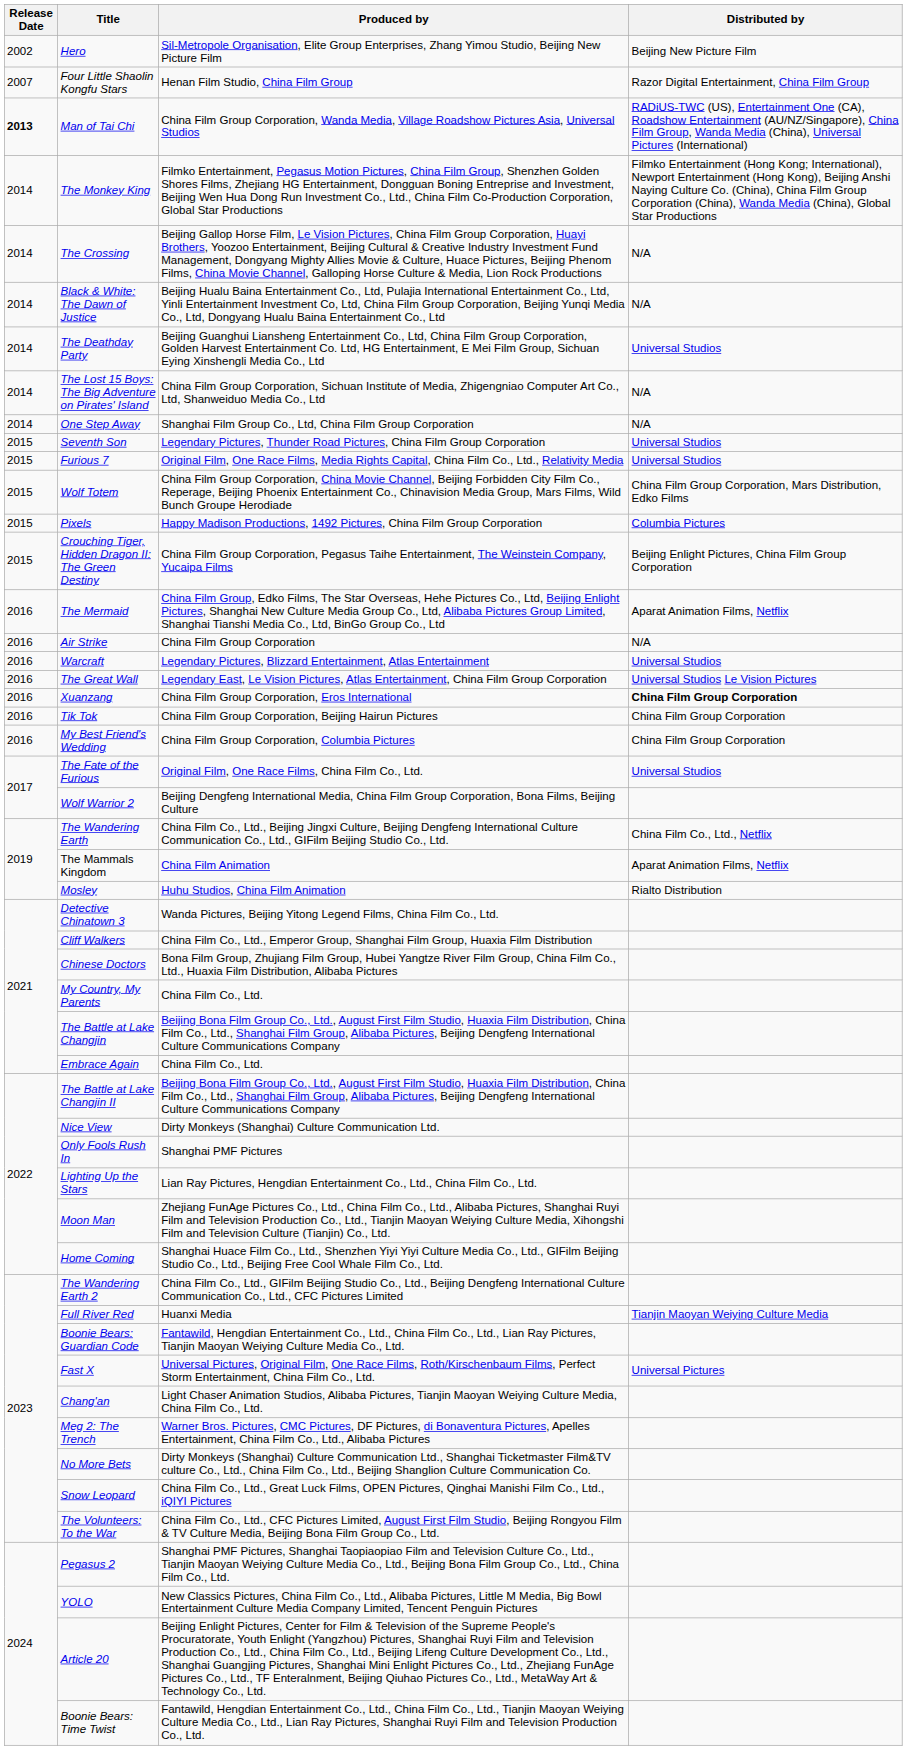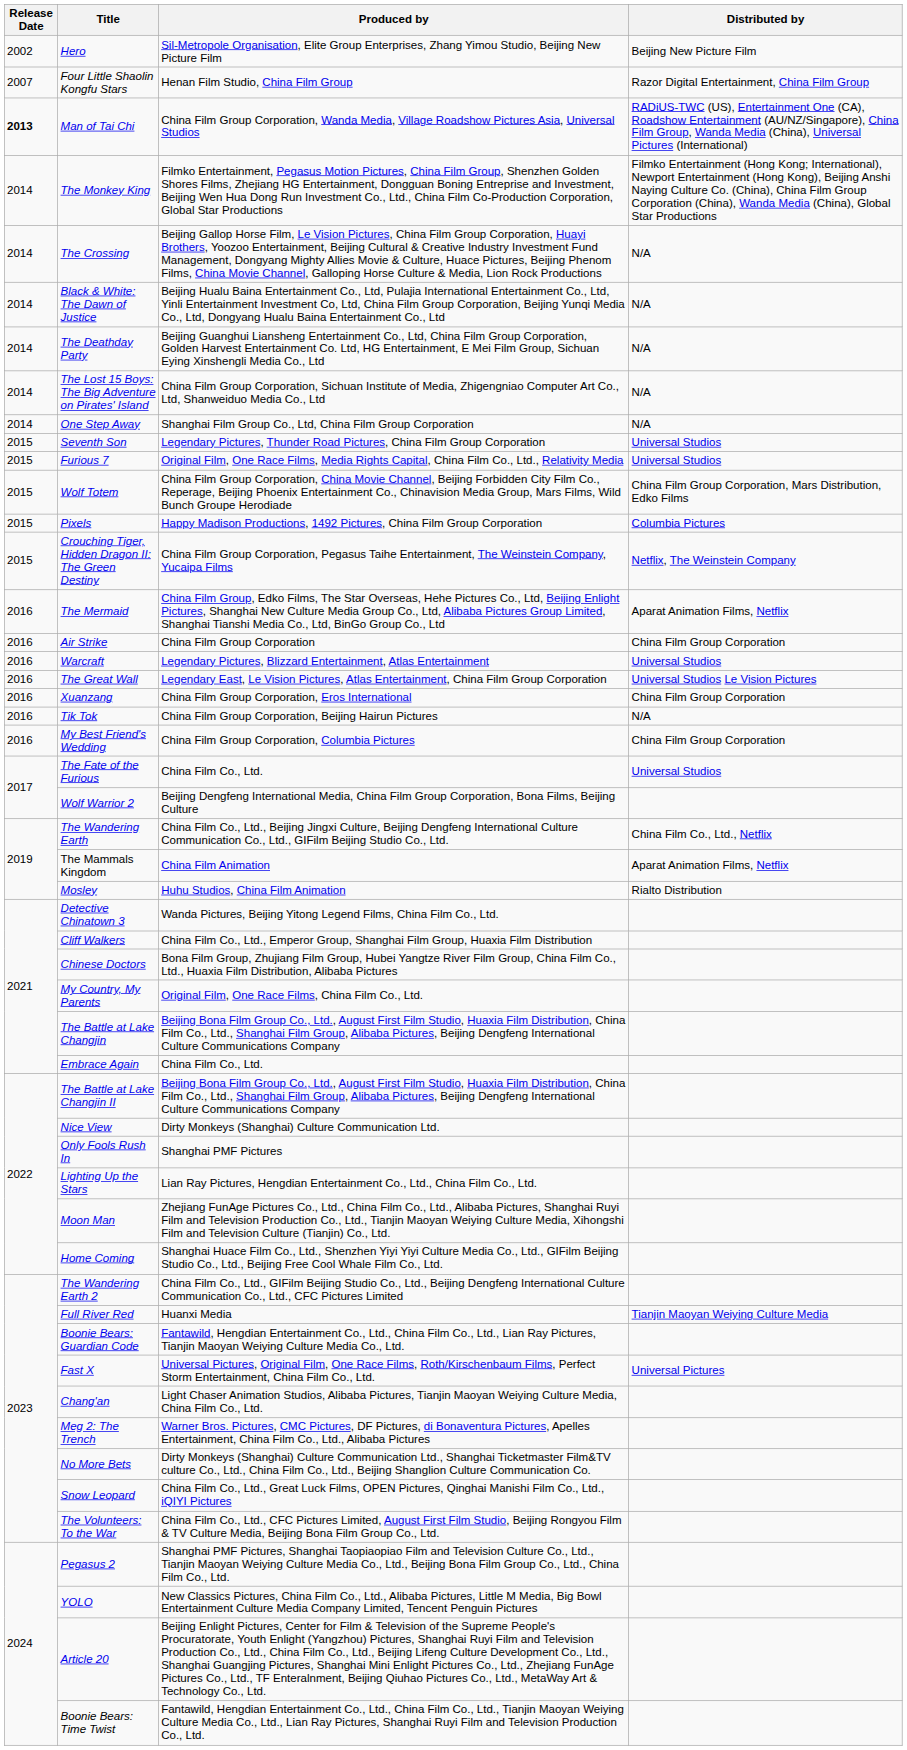(676, 348) Universal Studios -> (641, 348) N/A
(739, 561) Beijing Enlight Pictures, China Film Group Corporation -> (714, 561) Netflix, The Weinstein Company
(641, 642) N/A -> (708, 642) China Film Group Corporation
(714, 697) bold -> (708, 697) normal
(708, 715) China Film Group Corporation -> (641, 715) N/A
(292, 771) Original Film, One Race Films, China Film Co., Ltd. -> (212, 771) China Film Co., Ltd.
(212, 995) China Film Co., Ltd. -> (292, 995) Original Film, One Race Films, China Film Co., Ltd.
